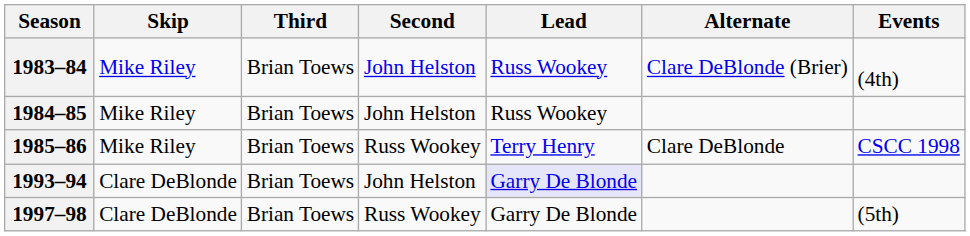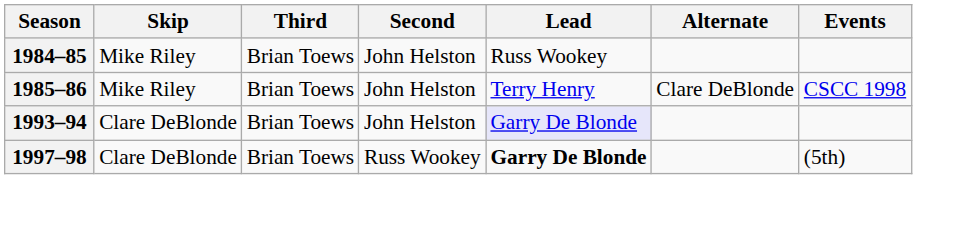- row: (49, 67)
(422, 146) Russ Wookey -> (420, 88) John Helston
(564, 214) normal -> (569, 156) bold
